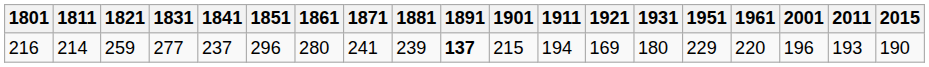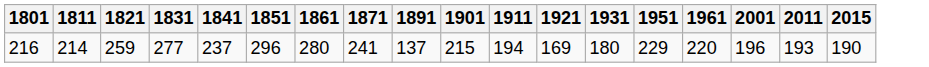- column: (416, 18)
(460, 47) bold -> (411, 47) normal
